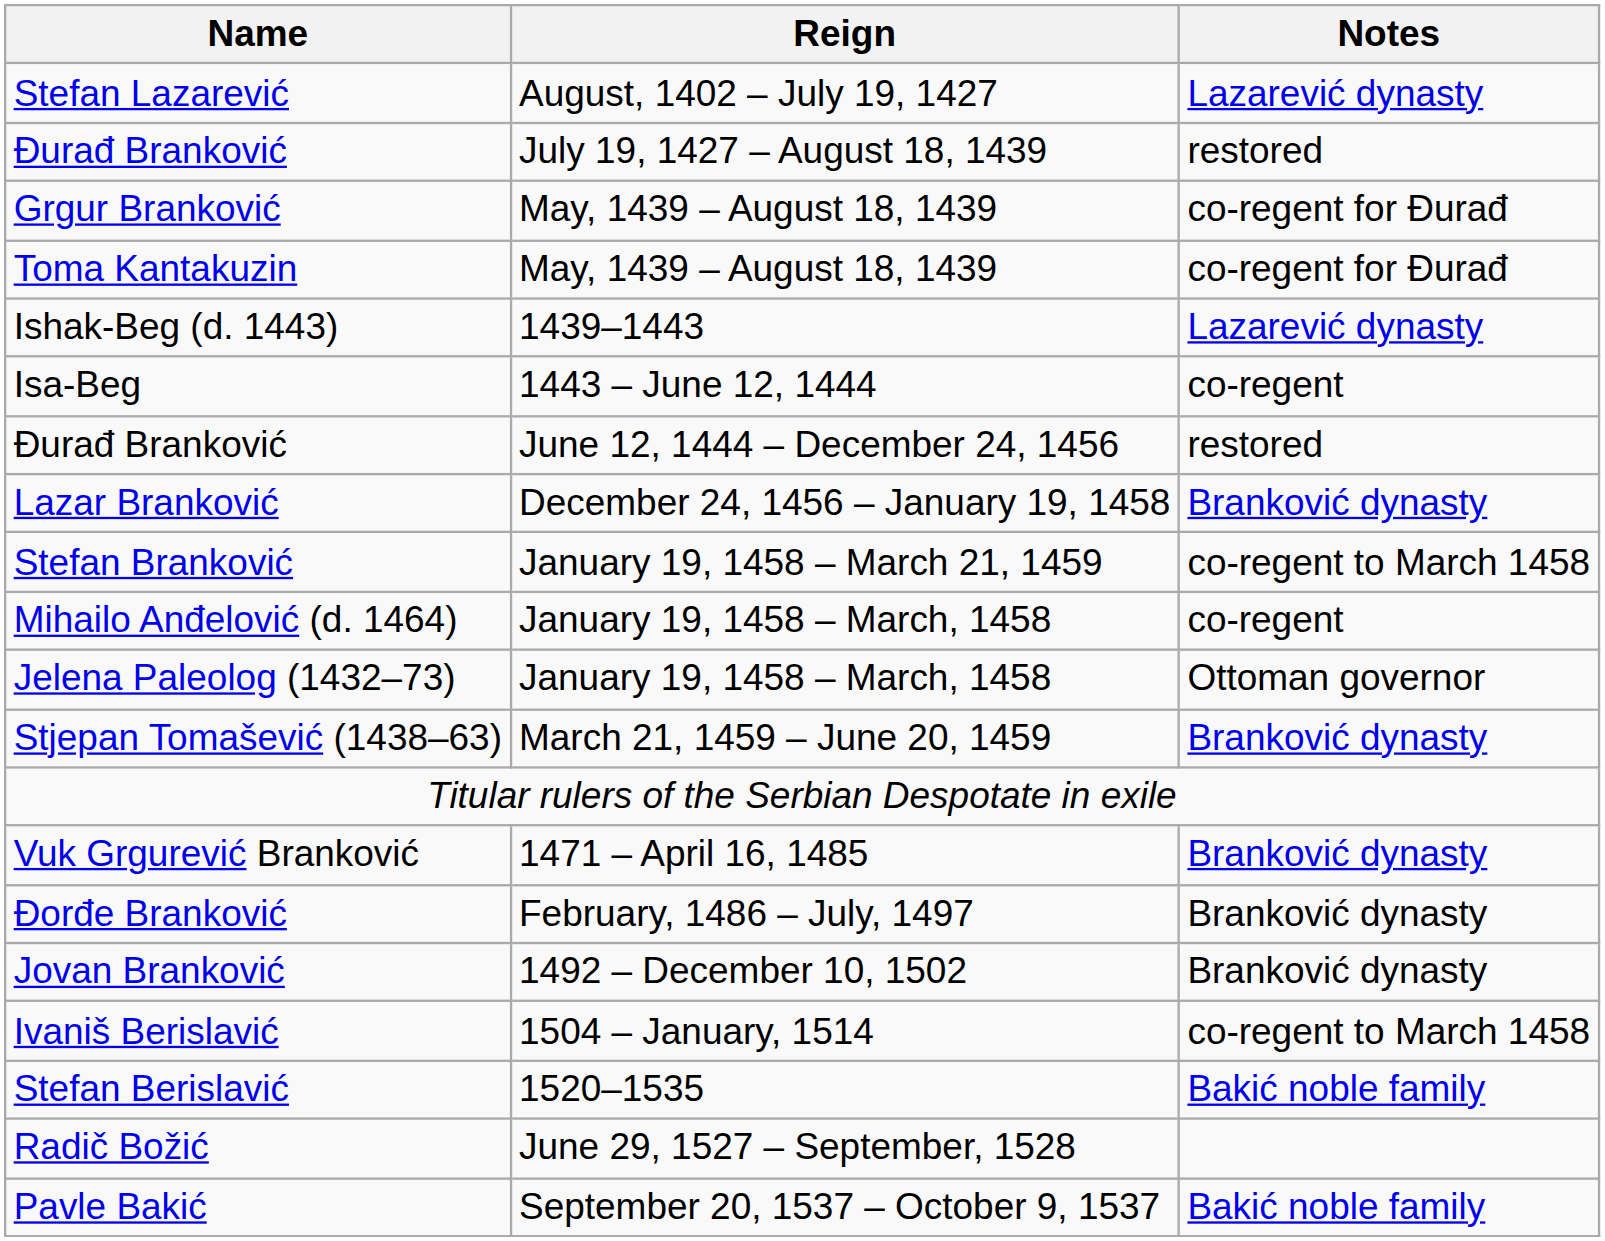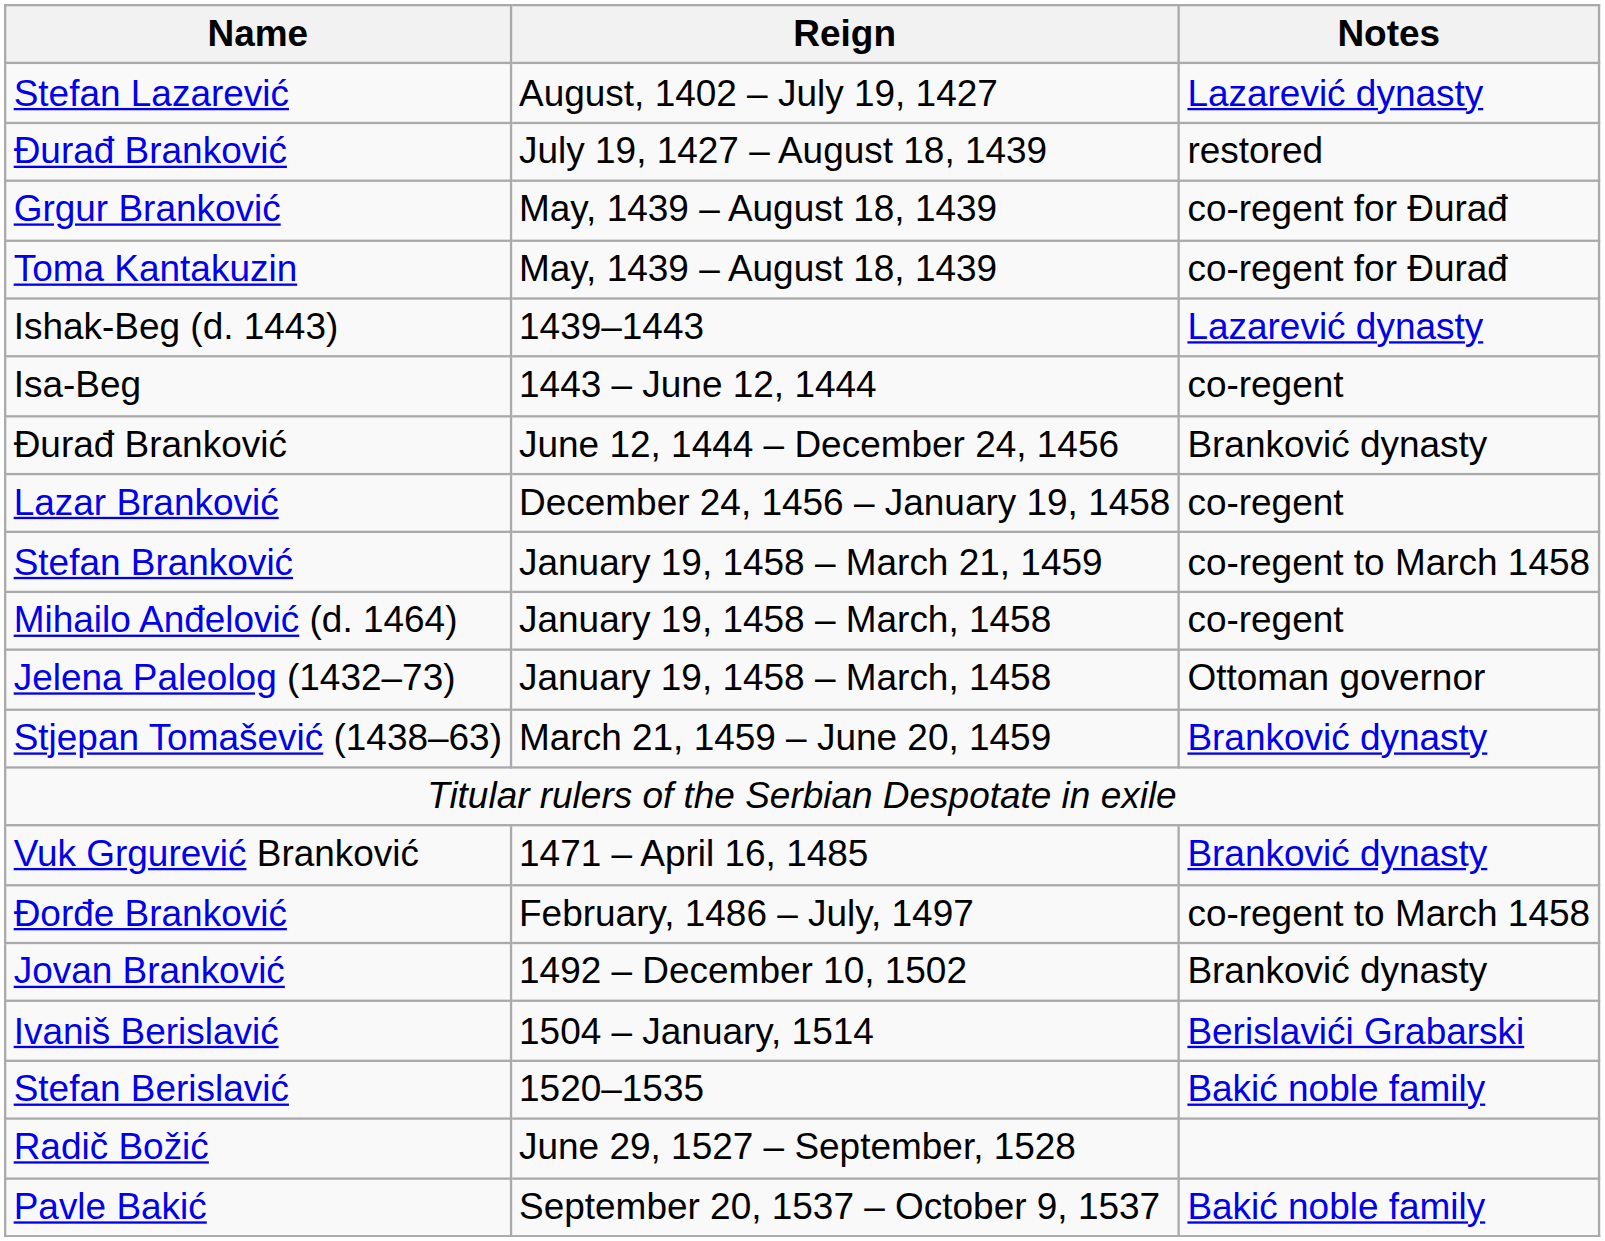(1255, 444) restored -> (1337, 444) Branković dynasty
(1337, 502) Branković dynasty -> (1265, 502) co-regent
(1337, 913) Branković dynasty -> (1389, 913) co-regent to March 1458
(1389, 1030) co-regent to March 1458 -> (1356, 1030) Berislavići Grabarski
